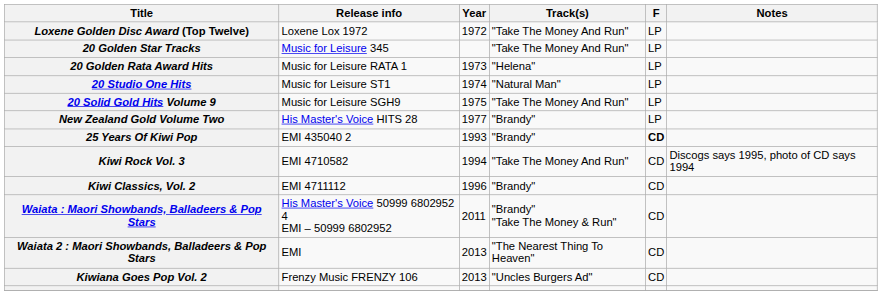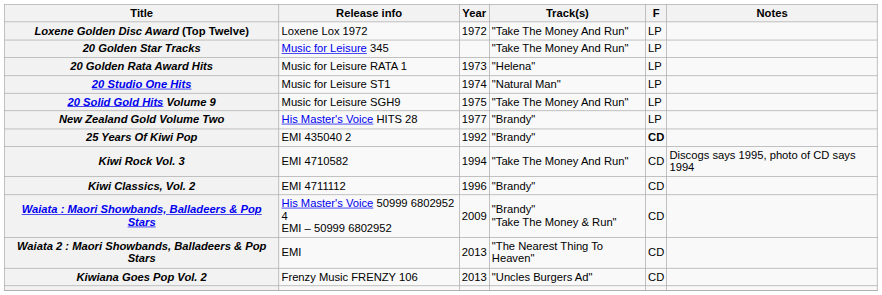(474, 137) 1993 -> (474, 137) 1992
(474, 216) 2011 -> (474, 216) 2009
